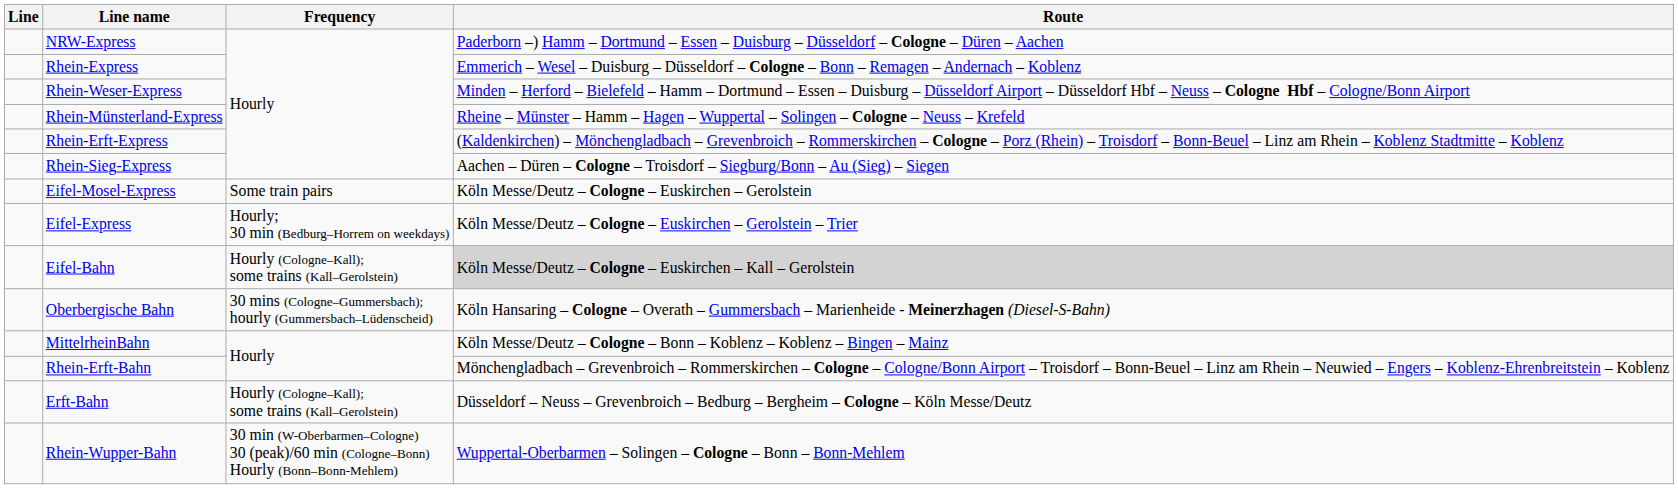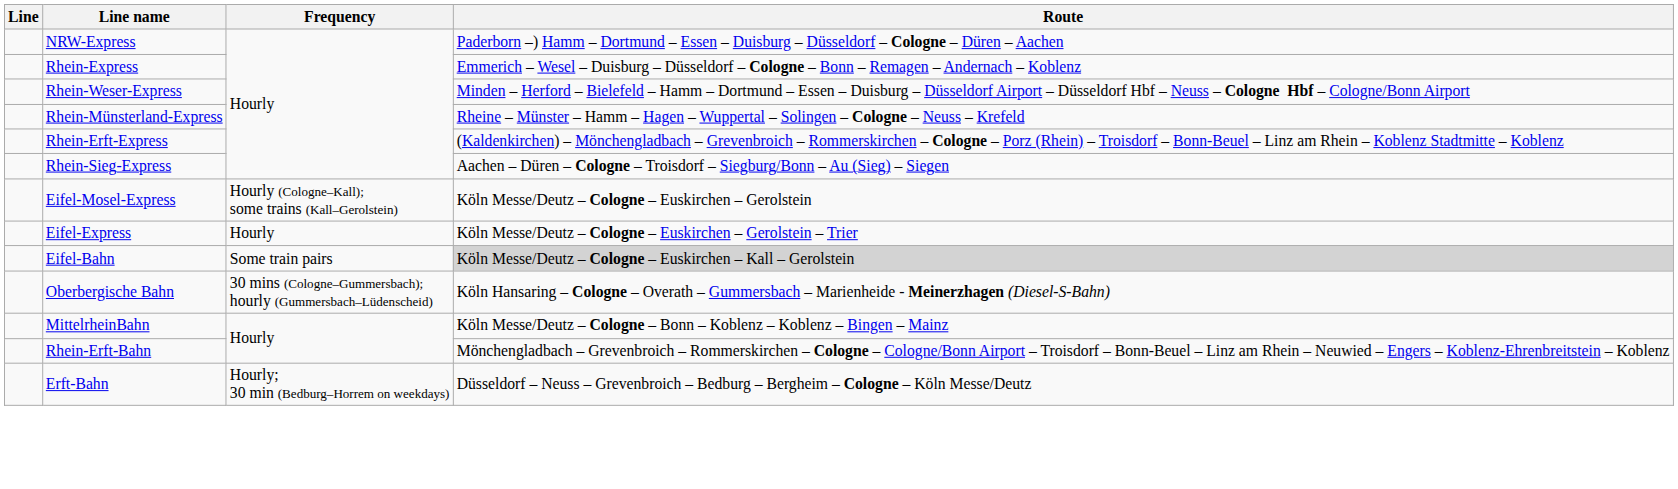(281, 191) Some train pairs -> (314, 199) Hourly (Cologne–Kall); some trains (Kall–Gerolstein)
(340, 224) Hourly; 30 min (Bedburg–Horrem on weekdays) -> (252, 233) Hourly
(314, 267) Hourly (Cologne–Kall); some trains (Kall–Gerolstein) -> (281, 258) Some train pairs
(314, 401) Hourly (Cologne–Kall); some trains (Kall–Gerolstein) -> (340, 384) Hourly; 30 min (Bedburg–Horrem on weekdays)
- row: (111, 453)
